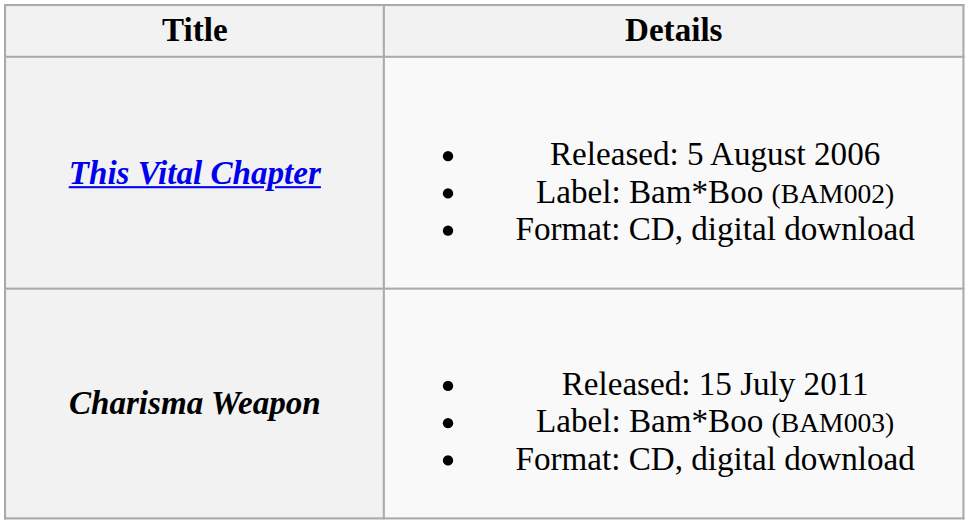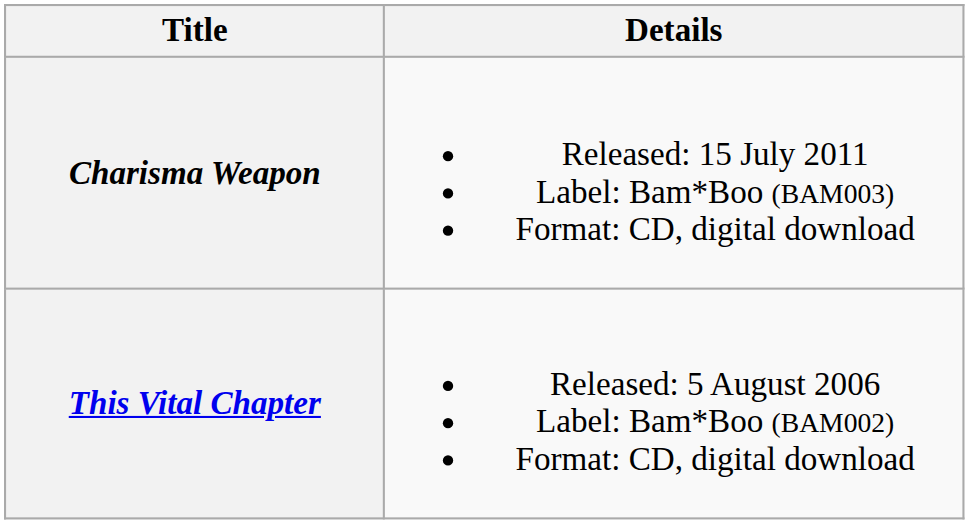rows swapped: (195, 172) <-> (195, 402)
